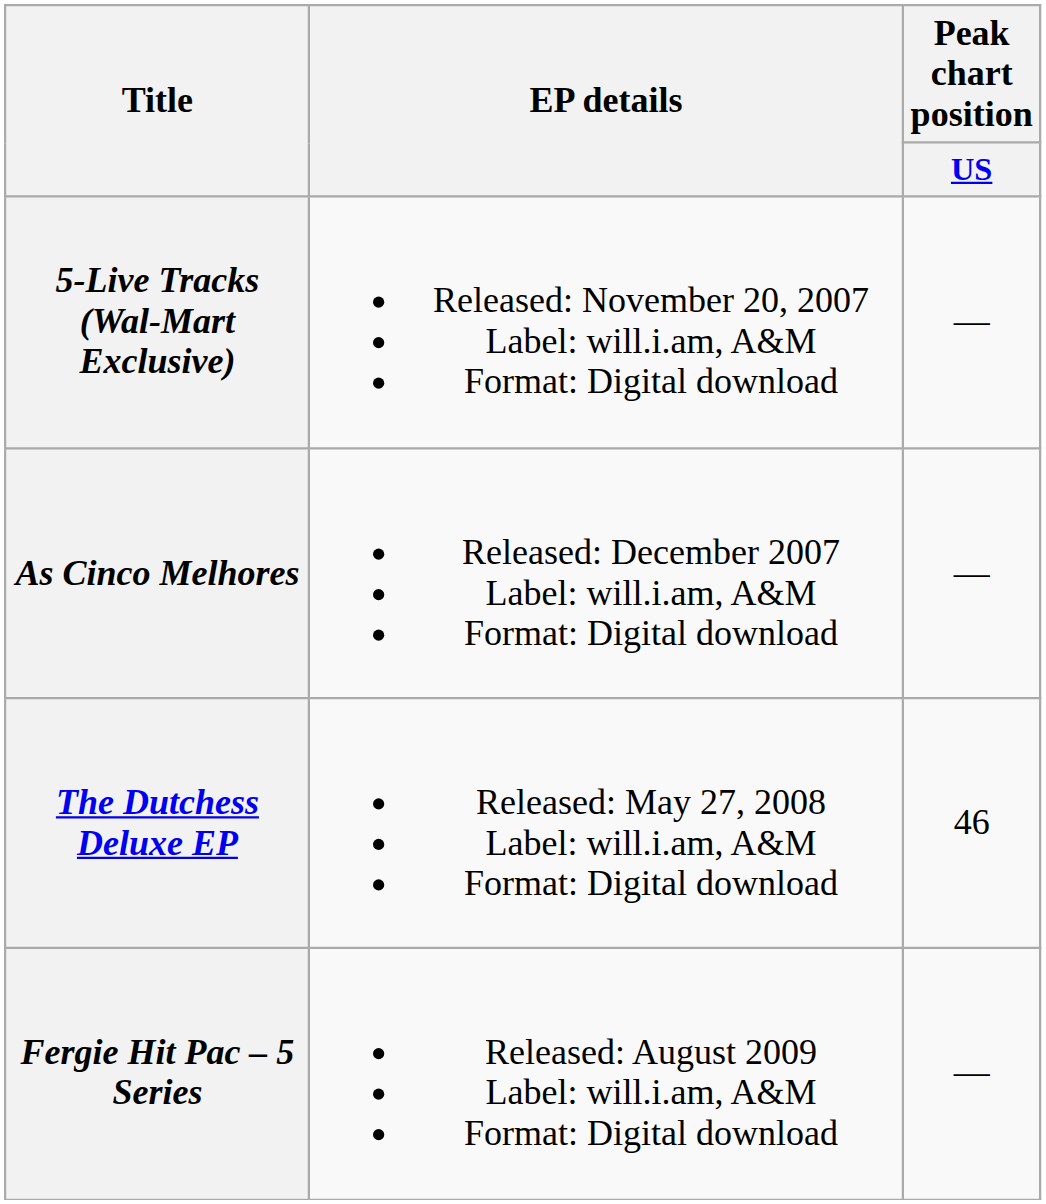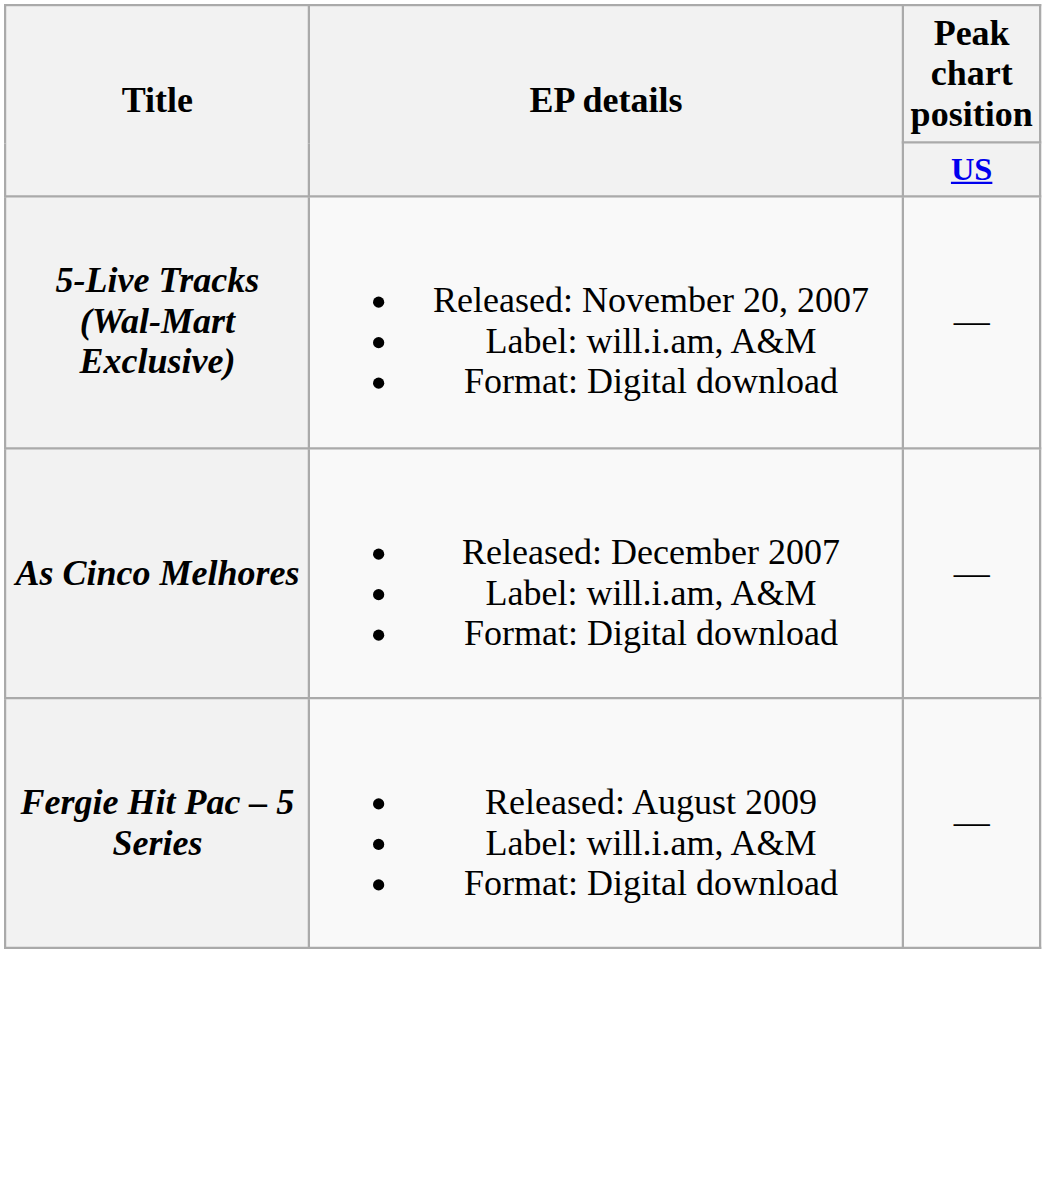- row: (157, 822)
